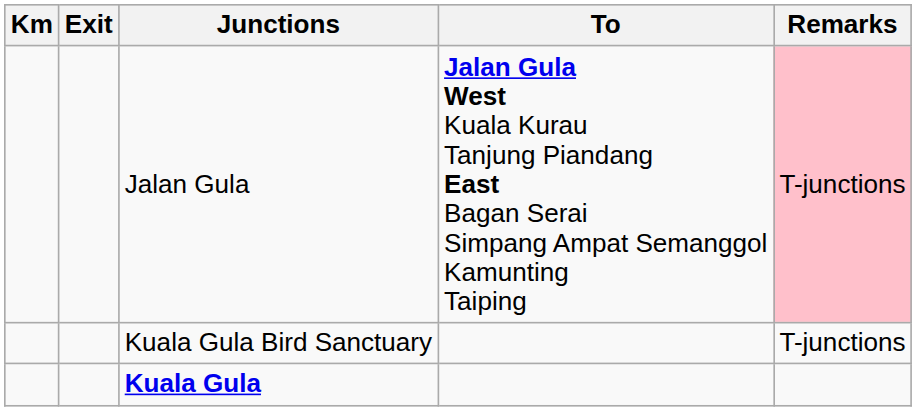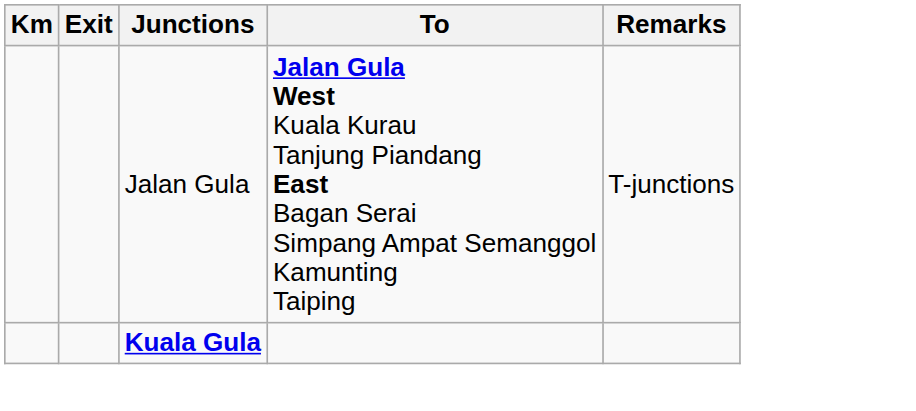(842, 183) pink background -> (671, 183) no background
- row: (278, 342)
